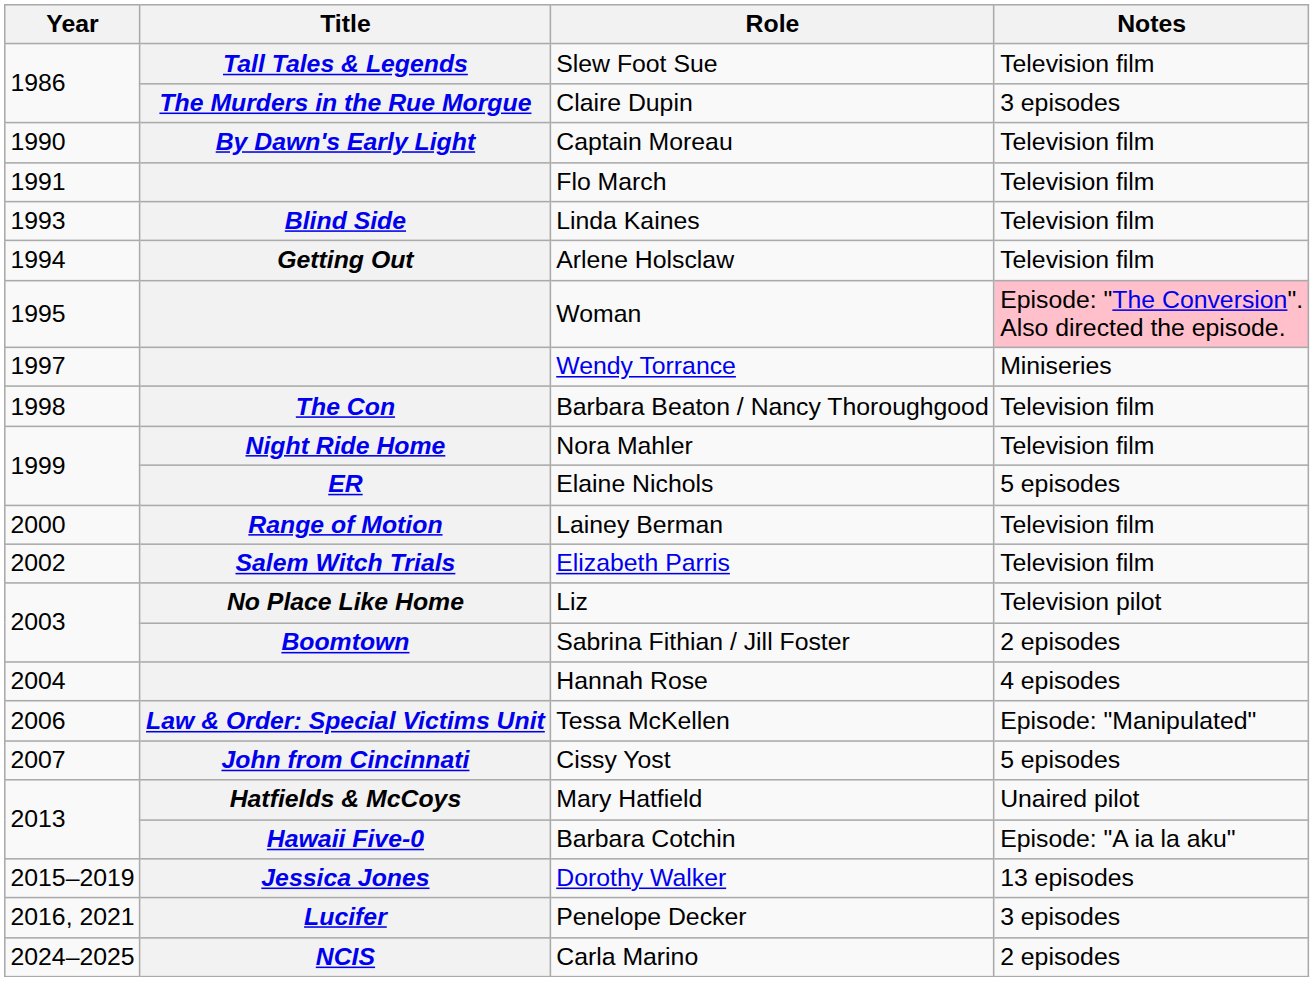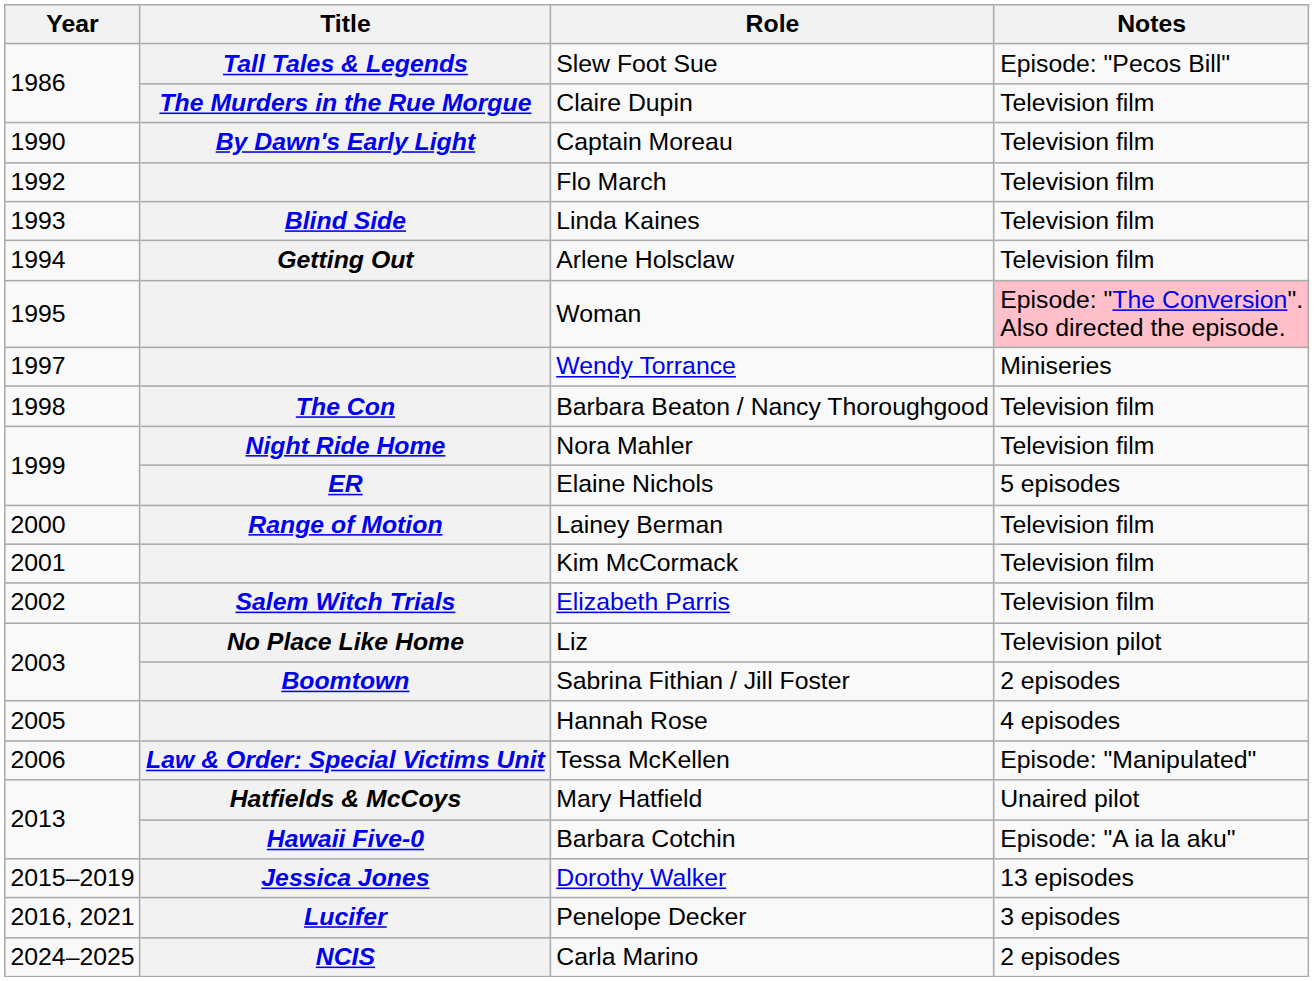(1077, 63) Television film -> (1115, 63) Episode: "Pecos Bill"
(1060, 102) 3 episodes -> (1077, 102) Television film
(38, 181) 1991 -> (38, 181) 1992
+ row: (647, 563)
(38, 681) 2004 -> (38, 720) 2005
- row: (613, 760)
